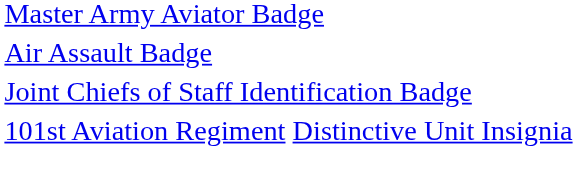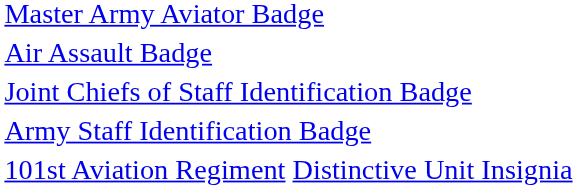+ row: (188, 130)
